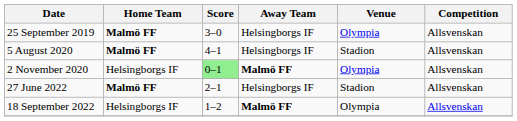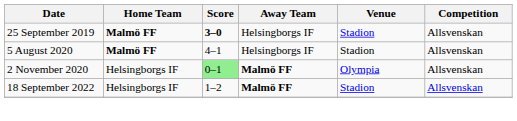(213, 32) normal -> (213, 32) bold
(360, 32) Olympia -> (357, 32) Stadion
- row: (37, 88)
(360, 106) Olympia -> (357, 88) Stadion
